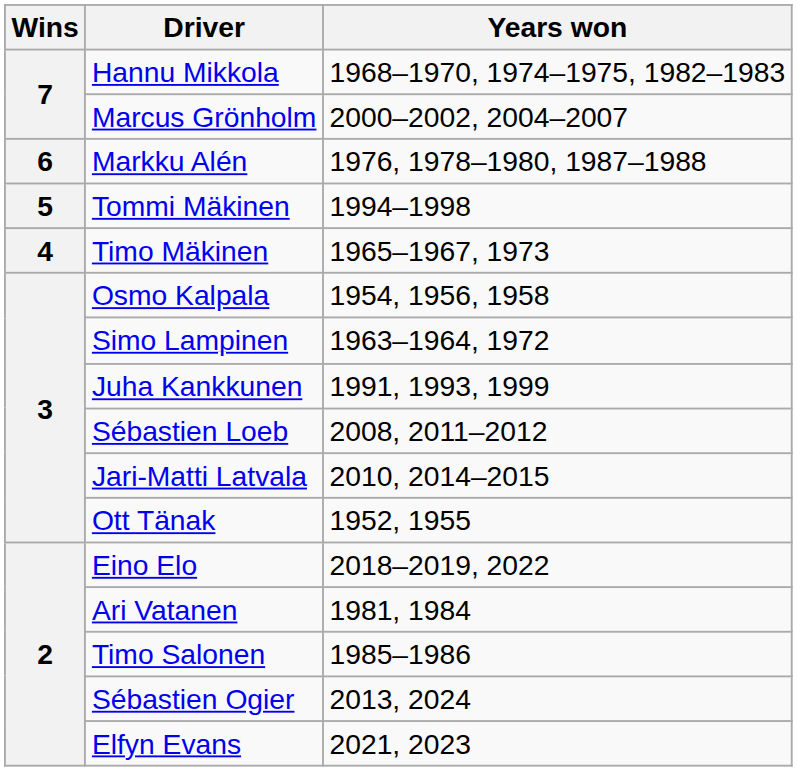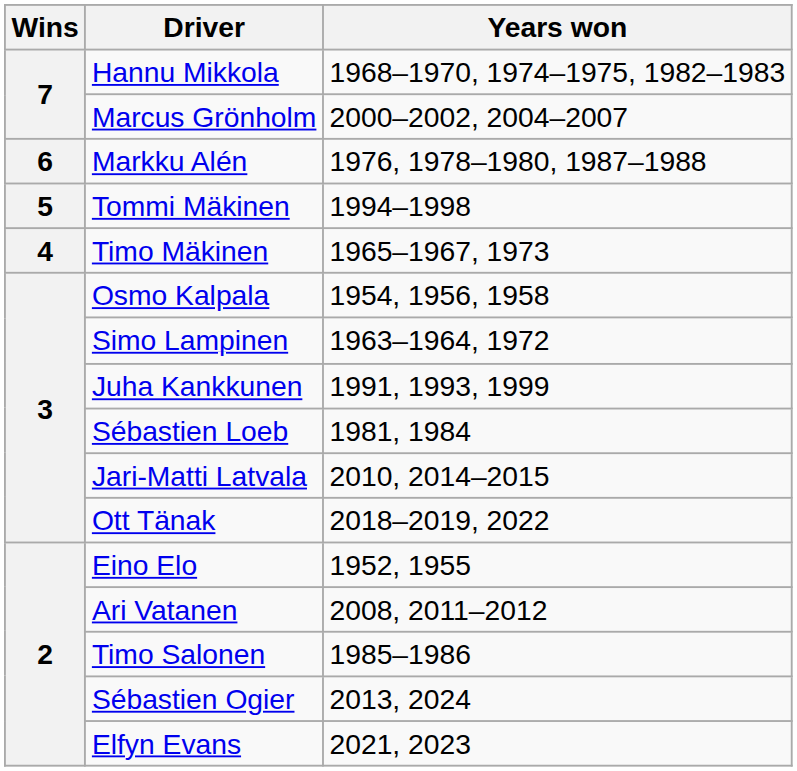(438, 430) 2008, 2011–2012 -> (400, 430) 1981, 1984
(400, 520) 1952, 1955 -> (440, 520) 2018–2019, 2022
(440, 565) 2018–2019, 2022 -> (400, 565) 1952, 1955
(400, 609) 1981, 1984 -> (438, 609) 2008, 2011–2012
